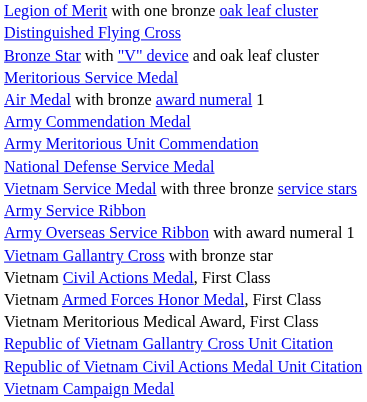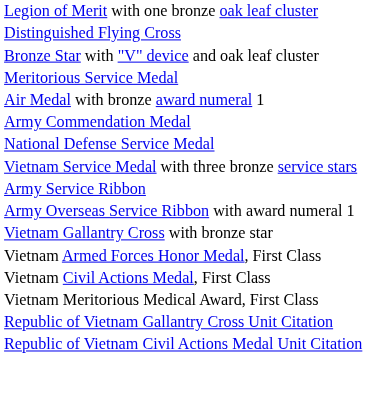- row: (131, 144)
rows swapped: (163, 299) <-> (137, 277)
- row: (89, 388)
